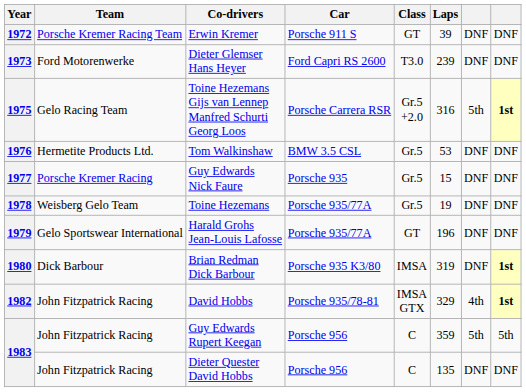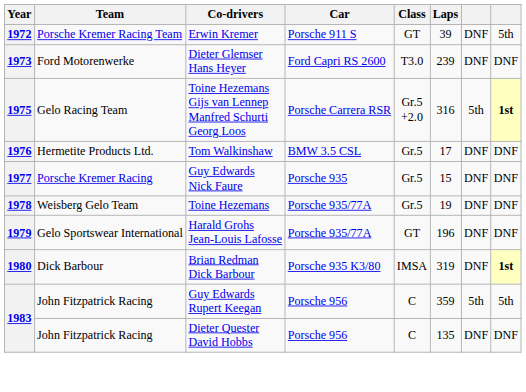(506, 34) DNF -> (506, 34) 5th
(446, 151) 53 -> (446, 151) 17
- row: (19, 301)
